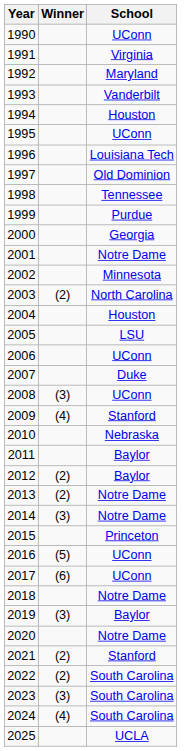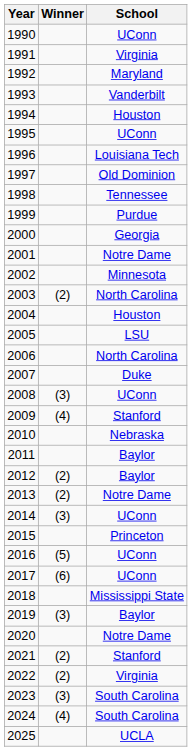(132, 355) UConn -> (137, 355) North Carolina
(132, 515) Notre Dame -> (137, 515) UConn
(132, 595) Notre Dame -> (137, 595) Mississippi State
(132, 676) South Carolina -> (137, 676) Virginia
